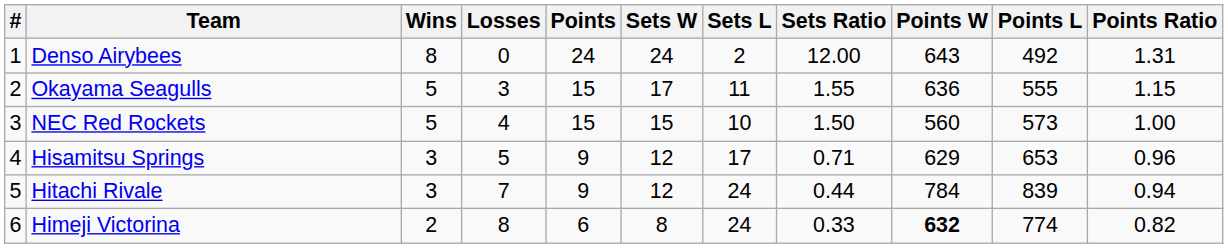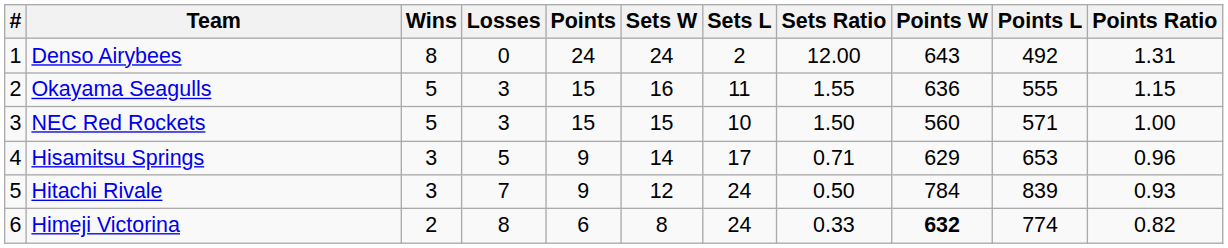(662, 89) 17 -> (662, 89) 16
(504, 123) 4 -> (504, 123) 3
(1040, 123) 573 -> (1040, 123) 571
(662, 157) 12 -> (662, 157) 14
(834, 191) 0.44 -> (834, 191) 0.50
(1155, 191) 0.94 -> (1155, 191) 0.93
